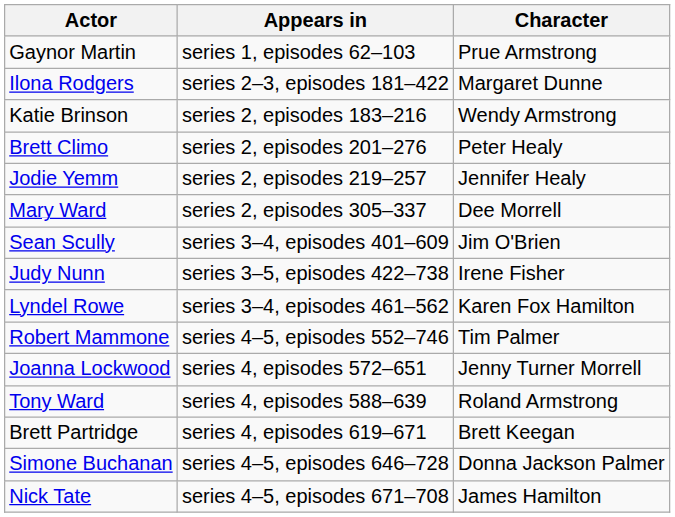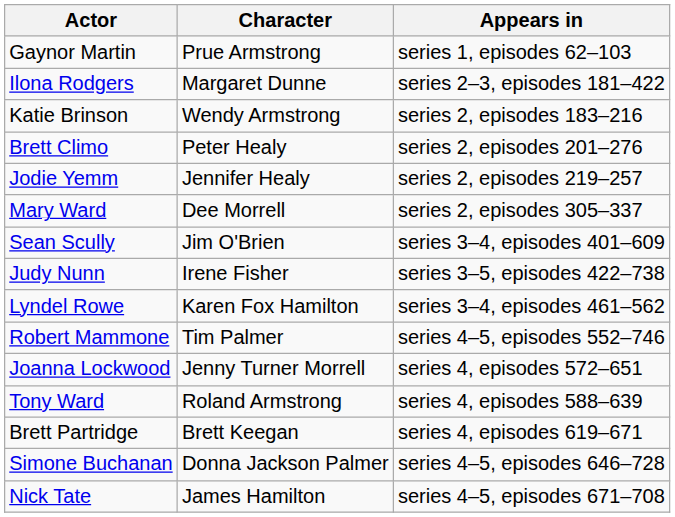columns swapped: (561, 20) <-> (315, 20)
